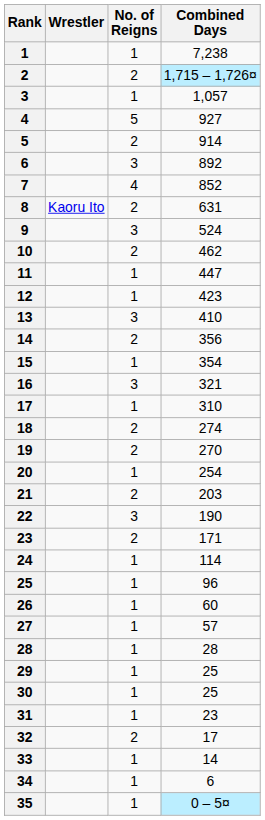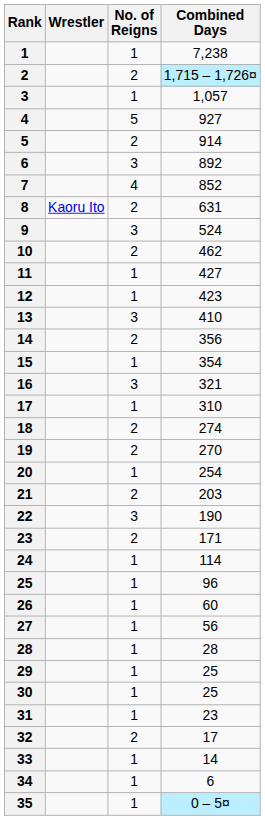(210, 274) 447 -> (210, 274) 427
(210, 627) 57 -> (210, 627) 56
